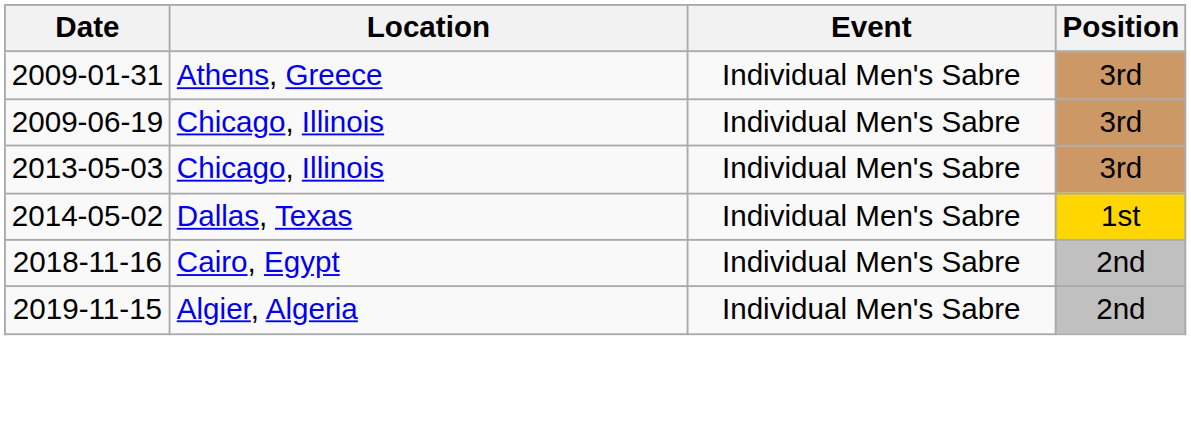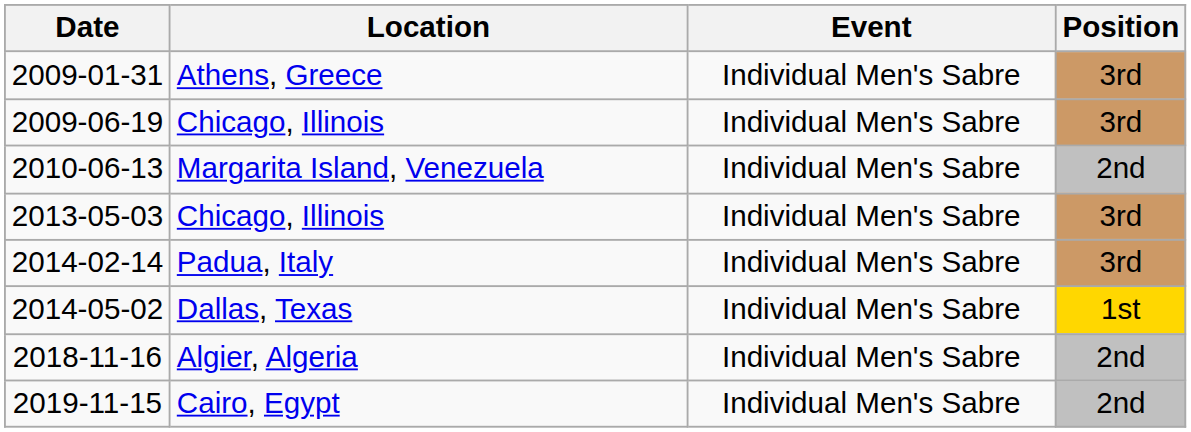+ row: (87, 168)
+ row: (87, 262)
(258, 262) Cairo, Egypt -> (267, 356) Algier, Algeria
(267, 309) Algier, Algeria -> (258, 403) Cairo, Egypt
